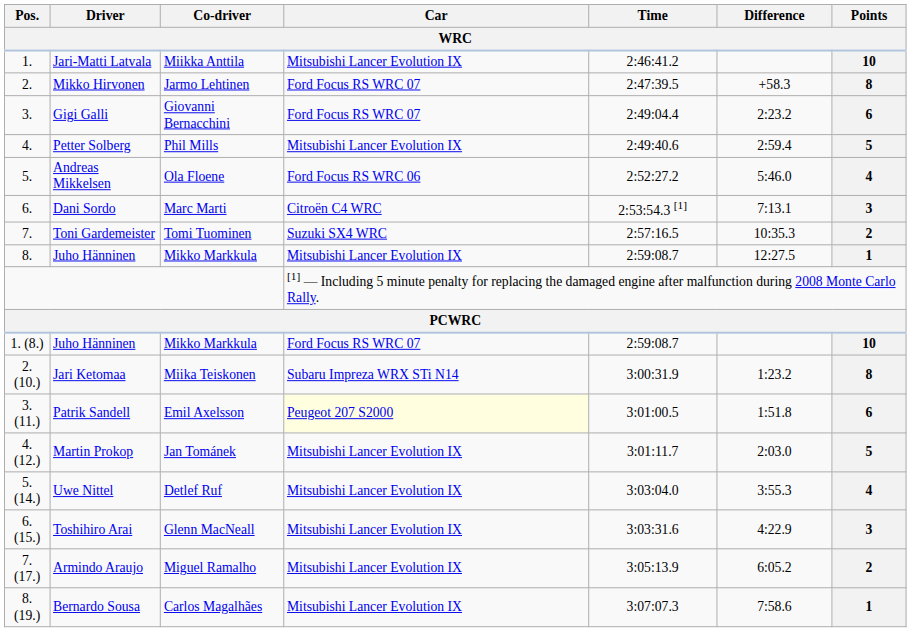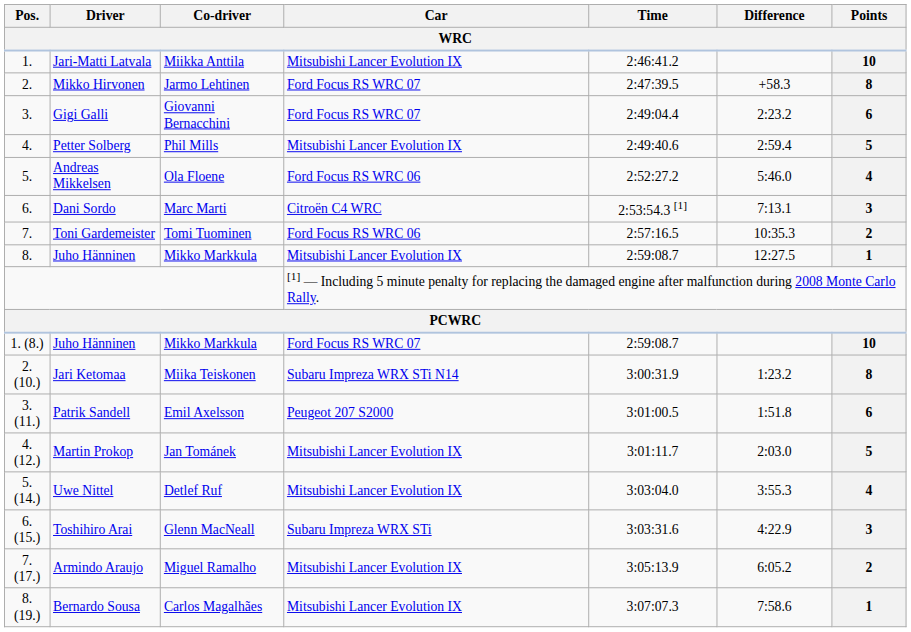(337, 233) Suzuki SX4 WRC -> (354, 233) Ford Focus RS WRC 06
(340, 413) lightyellow background -> (340, 413) no background
(374, 529) Mitsubishi Lancer Evolution IX -> (359, 529) Subaru Impreza WRX STi
